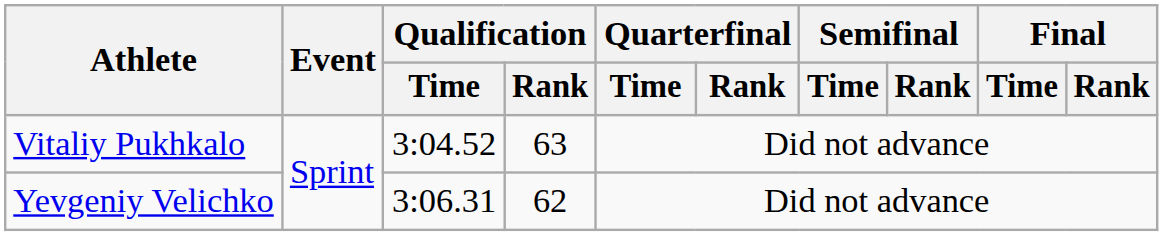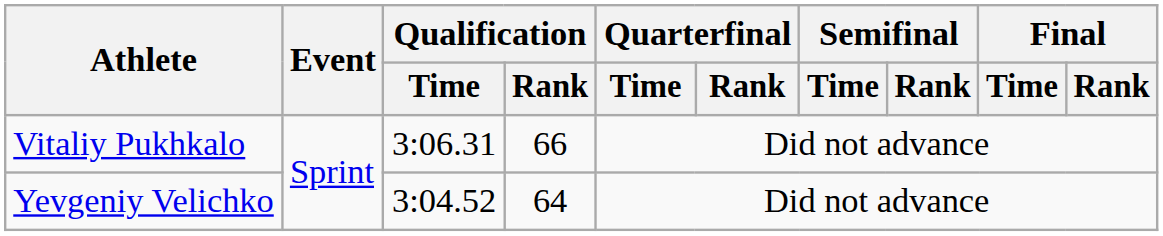(444, 143) 3:04.52 -> (444, 143) 3:06.31
(550, 143) 63 -> (550, 143) 66
(444, 200) 3:06.31 -> (444, 200) 3:04.52
(550, 200) 62 -> (550, 200) 64
